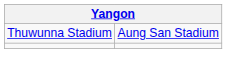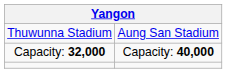+ row: (60, 52)
